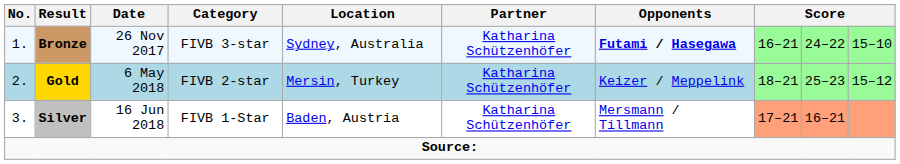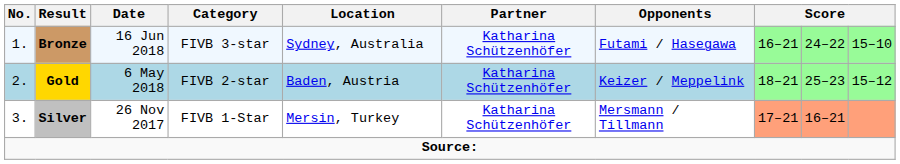(140, 45) 26 Nov 2017 -> (140, 45) 16 Jun 2018
(668, 45) bold -> (668, 45) normal
(343, 82) Mersin, Turkey -> (343, 82) Baden, Austria
(140, 119) 16 Jun 2018 -> (140, 119) 26 Nov 2017
(343, 119) Baden, Austria -> (343, 119) Mersin, Turkey
